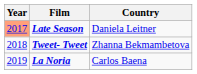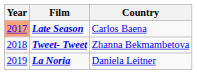(124, 28) Daniela Leitner -> (119, 28) Carlos Baena
(119, 61) Carlos Baena -> (124, 61) Daniela Leitner
